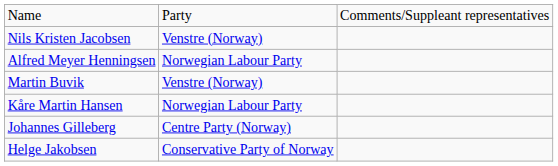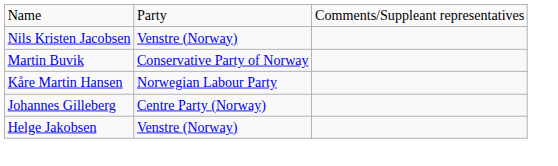- row: (82, 60)
(212, 82) Venstre (Norway) -> (223, 60) Conservative Party of Norway
(248, 149) Conservative Party of Norway -> (187, 127) Venstre (Norway)
